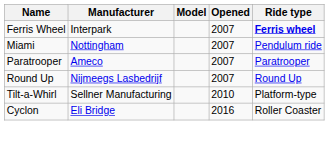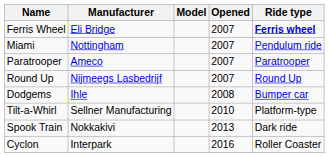(91, 29) Interpark -> (93, 29) Eli Bridge
+ row: (29, 95)
+ row: (34, 128)
(93, 111) Eli Bridge -> (91, 144) Interpark
